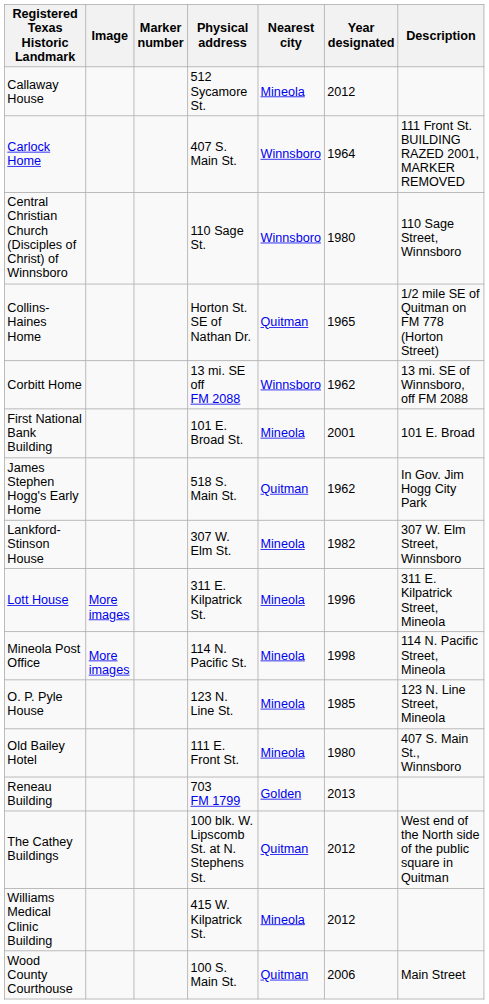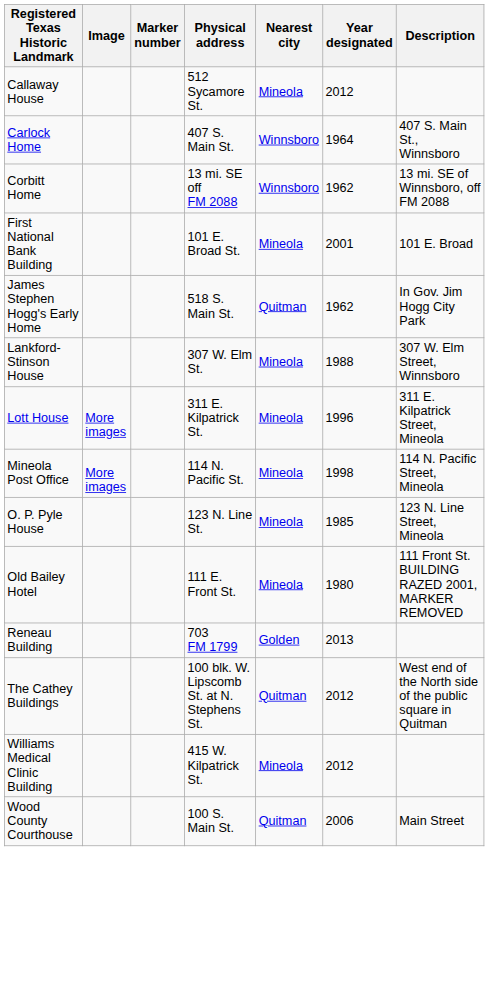(440, 154) 111 Front St. BUILDING RAZED 2001, MARKER REMOVED -> (433, 139) 407 S. Main St., Winnsboro
- row: (42, 238)
- row: (28, 322)
(341, 544) 1982 -> (339, 362) 1988
(435, 752) 407 S. Main St., Winnsboro -> (438, 584) 111 Front St. BUILDING RAZED 2001, MARKER REMOVED
